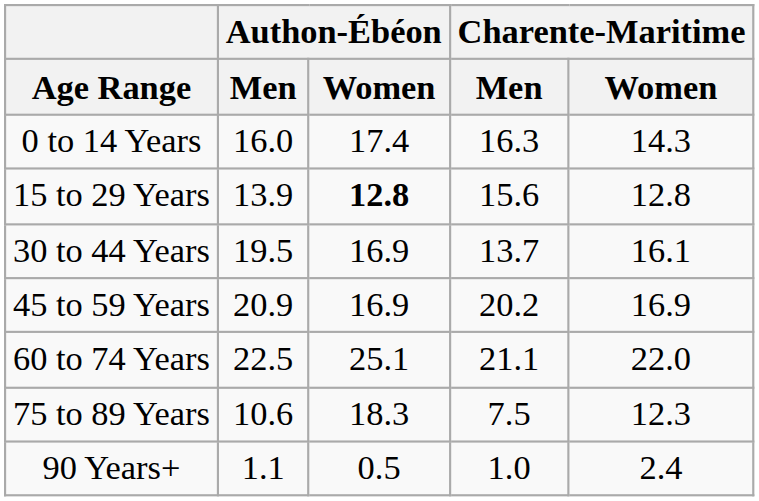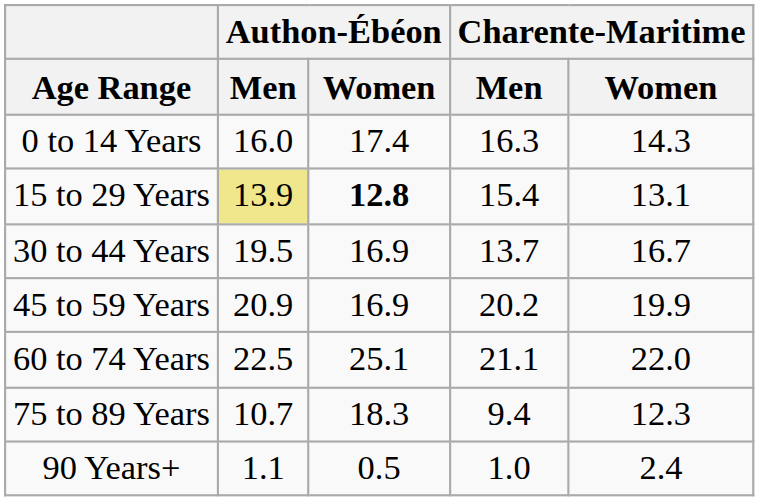(263, 195) no background -> (263, 195) khaki background
(509, 195) 15.6 -> (509, 195) 15.4
(661, 195) 12.8 -> (661, 195) 13.1
(661, 250) 16.1 -> (661, 250) 16.7
(661, 304) 16.9 -> (661, 304) 19.9
(263, 413) 10.6 -> (263, 413) 10.7
(509, 413) 7.5 -> (509, 413) 9.4
